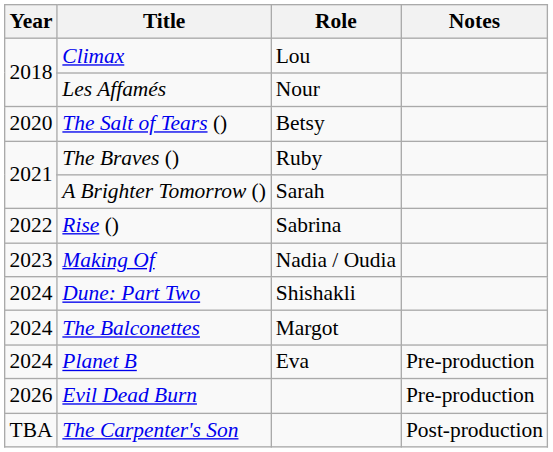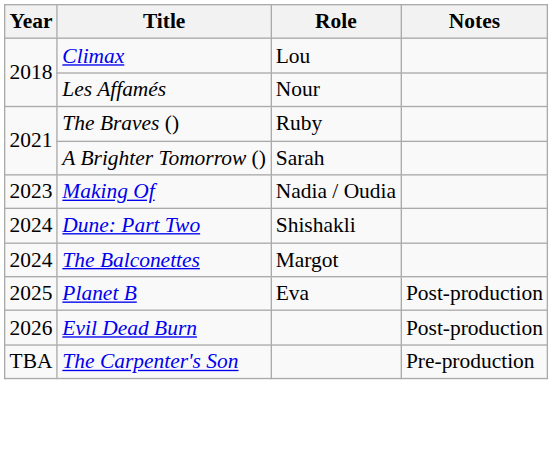- row: (145, 123)
- row: (91, 225)
(31, 361) 2024 -> (31, 293) 2025
(470, 361) Pre-production -> (474, 293) Post-production
(470, 395) Pre-production -> (474, 327) Post-production
(474, 429) Post-production -> (470, 361) Pre-production
